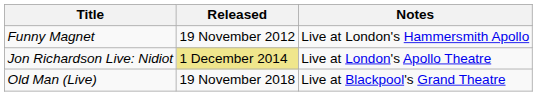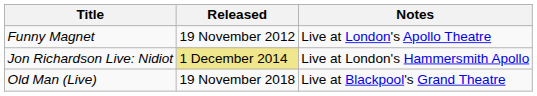(415, 36) Live at London's Hammersmith Apollo -> (396, 36) Live at London's Apollo Theatre
(396, 58) Live at London's Apollo Theatre -> (415, 58) Live at London's Hammersmith Apollo
